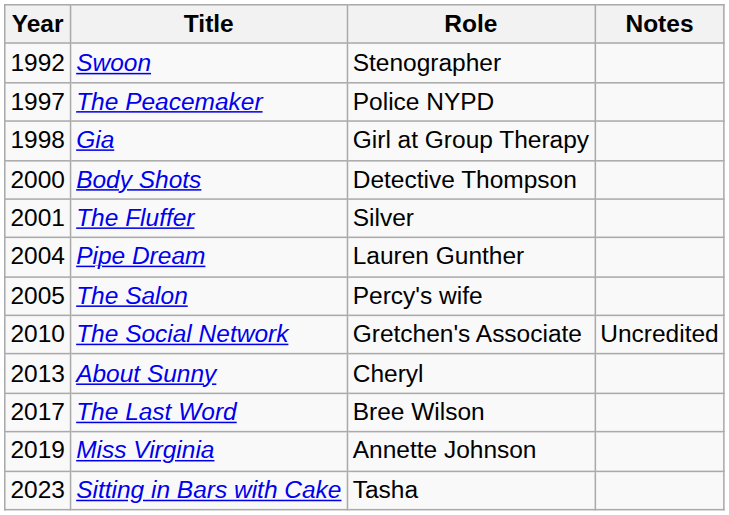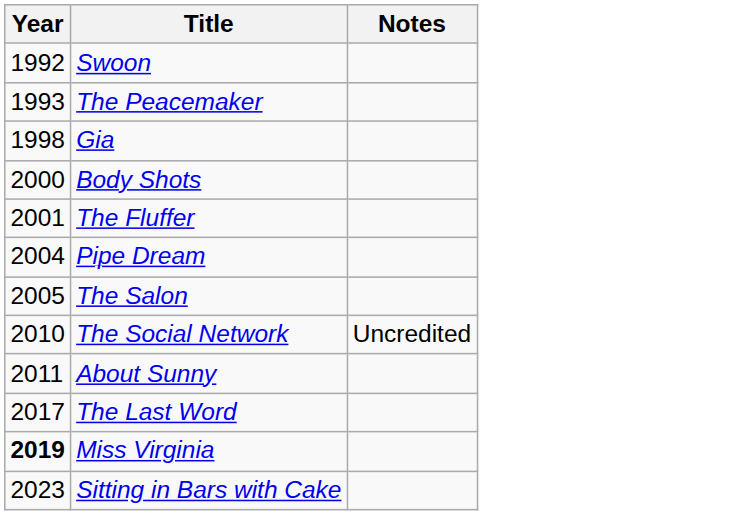- column: (471, 23)
(38, 101) 1997 -> (38, 101) 1993
(38, 373) 2013 -> (37, 373) 2011
(38, 450) normal -> (38, 450) bold
